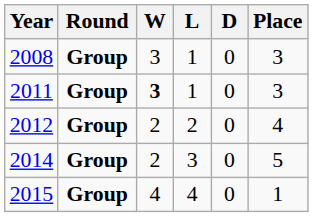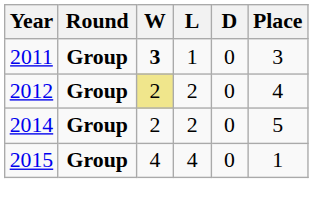- row: (31, 56)
(155, 125) no background -> (155, 90) khaki background
(192, 159) 3 -> (192, 125) 2
